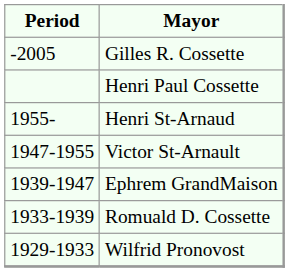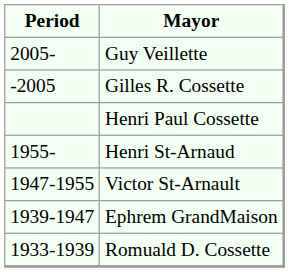+ row: (156, 53)
- row: (175, 249)
